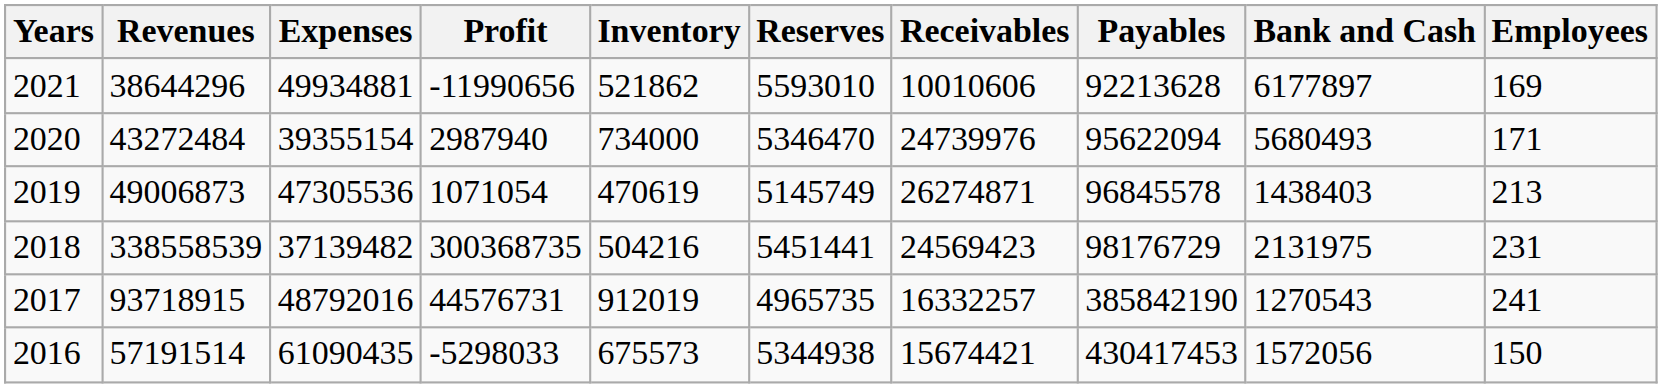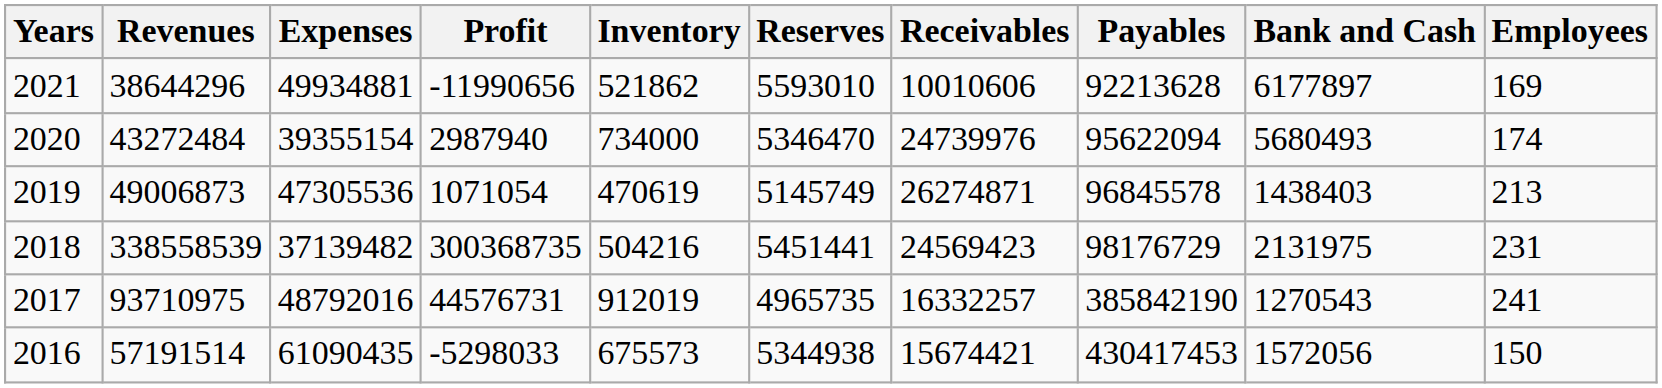(1517, 138) 171 -> (1517, 138) 174
(177, 300) 93718915 -> (177, 300) 93710975
